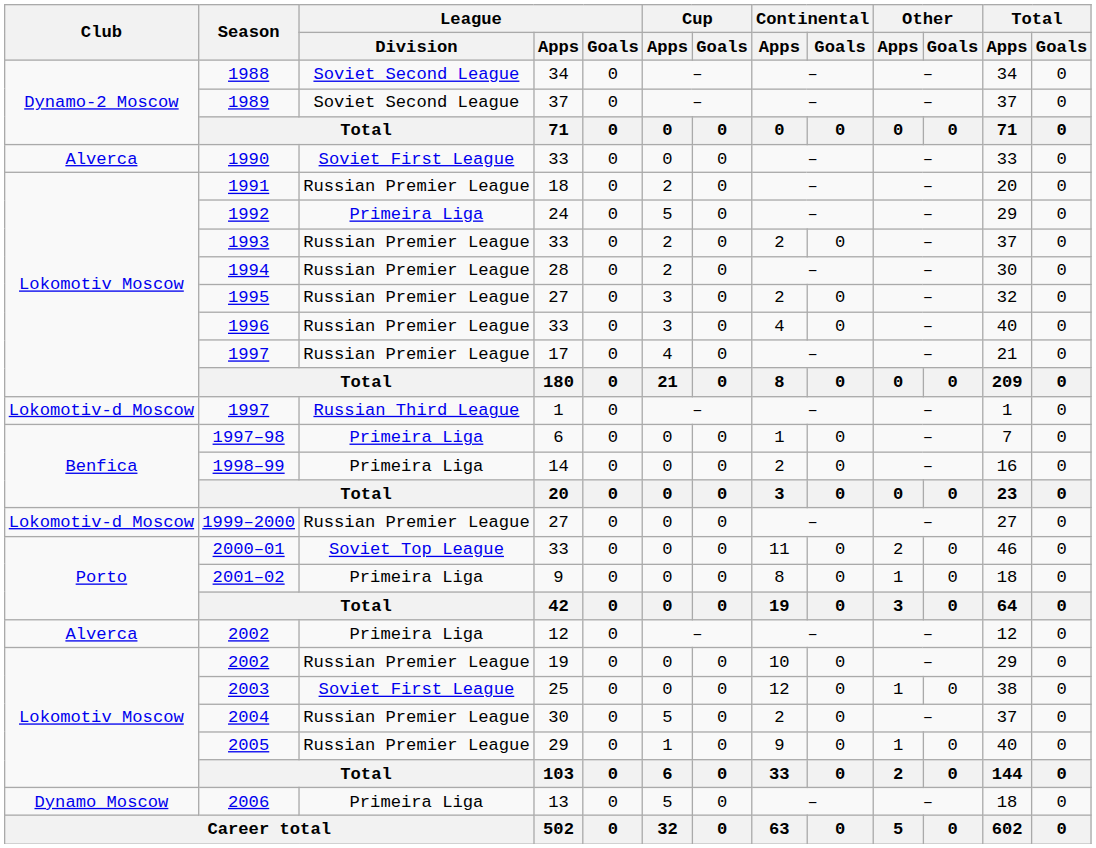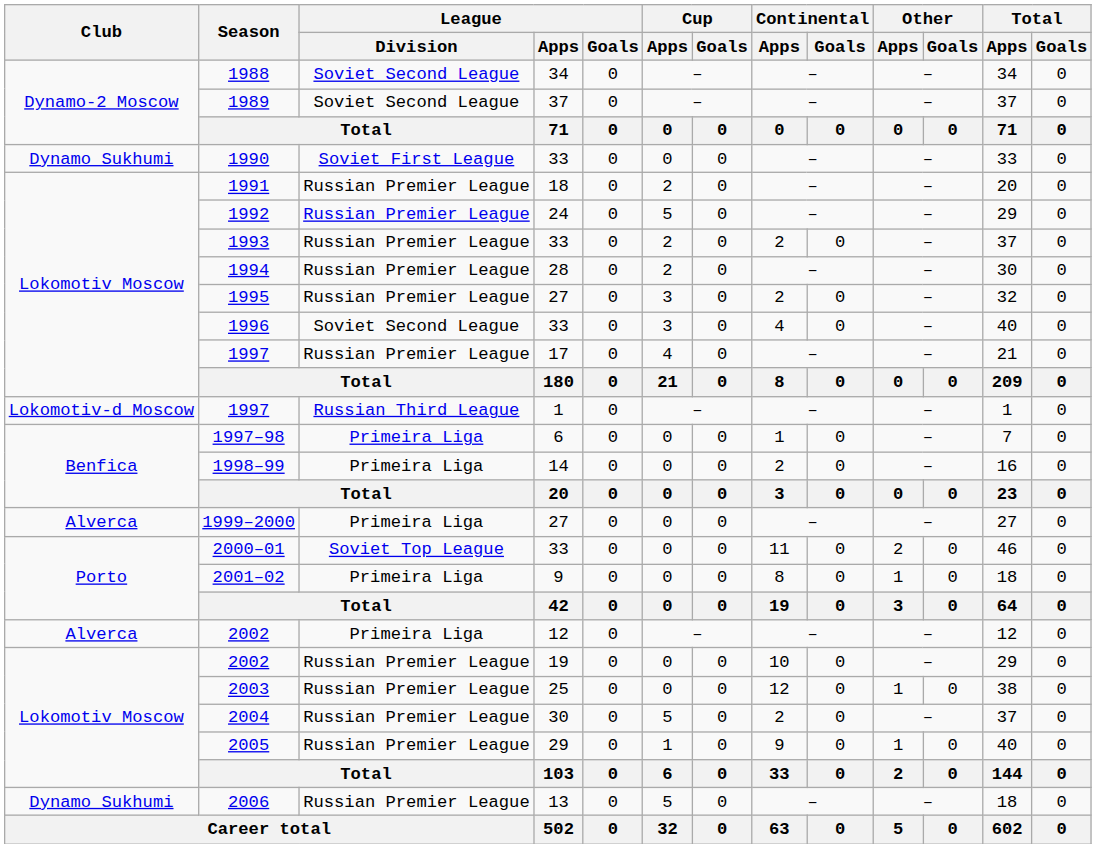(101, 158) Alverca -> (101, 158) Dynamo Sukhumi
(416, 214) Primeira Liga -> (416, 214) Russian Premier League
(416, 326) Russian Premier League -> (416, 326) Soviet Second League
(101, 522) Lokomotiv-d Moscow -> (101, 522) Alverca
(416, 522) Russian Premier League -> (416, 522) Primeira Liga
(416, 690) Soviet First League -> (416, 690) Russian Premier League
(101, 802) Dynamo Moscow -> (101, 802) Dynamo Sukhumi
(416, 802) Primeira Liga -> (416, 802) Russian Premier League
